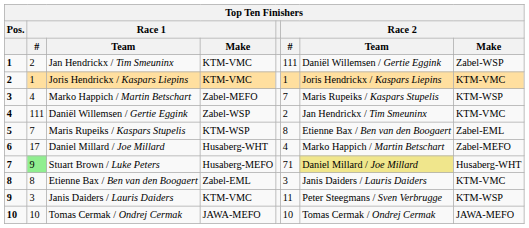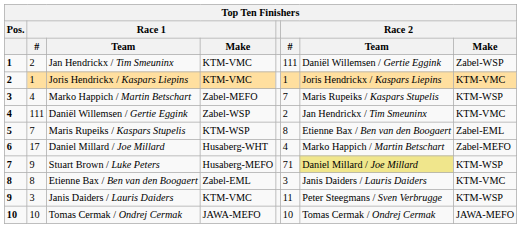(32, 163) lightgreen background -> (32, 163) no background
(489, 163) Husaberg-WHT -> (480, 163) KTM-WSP
